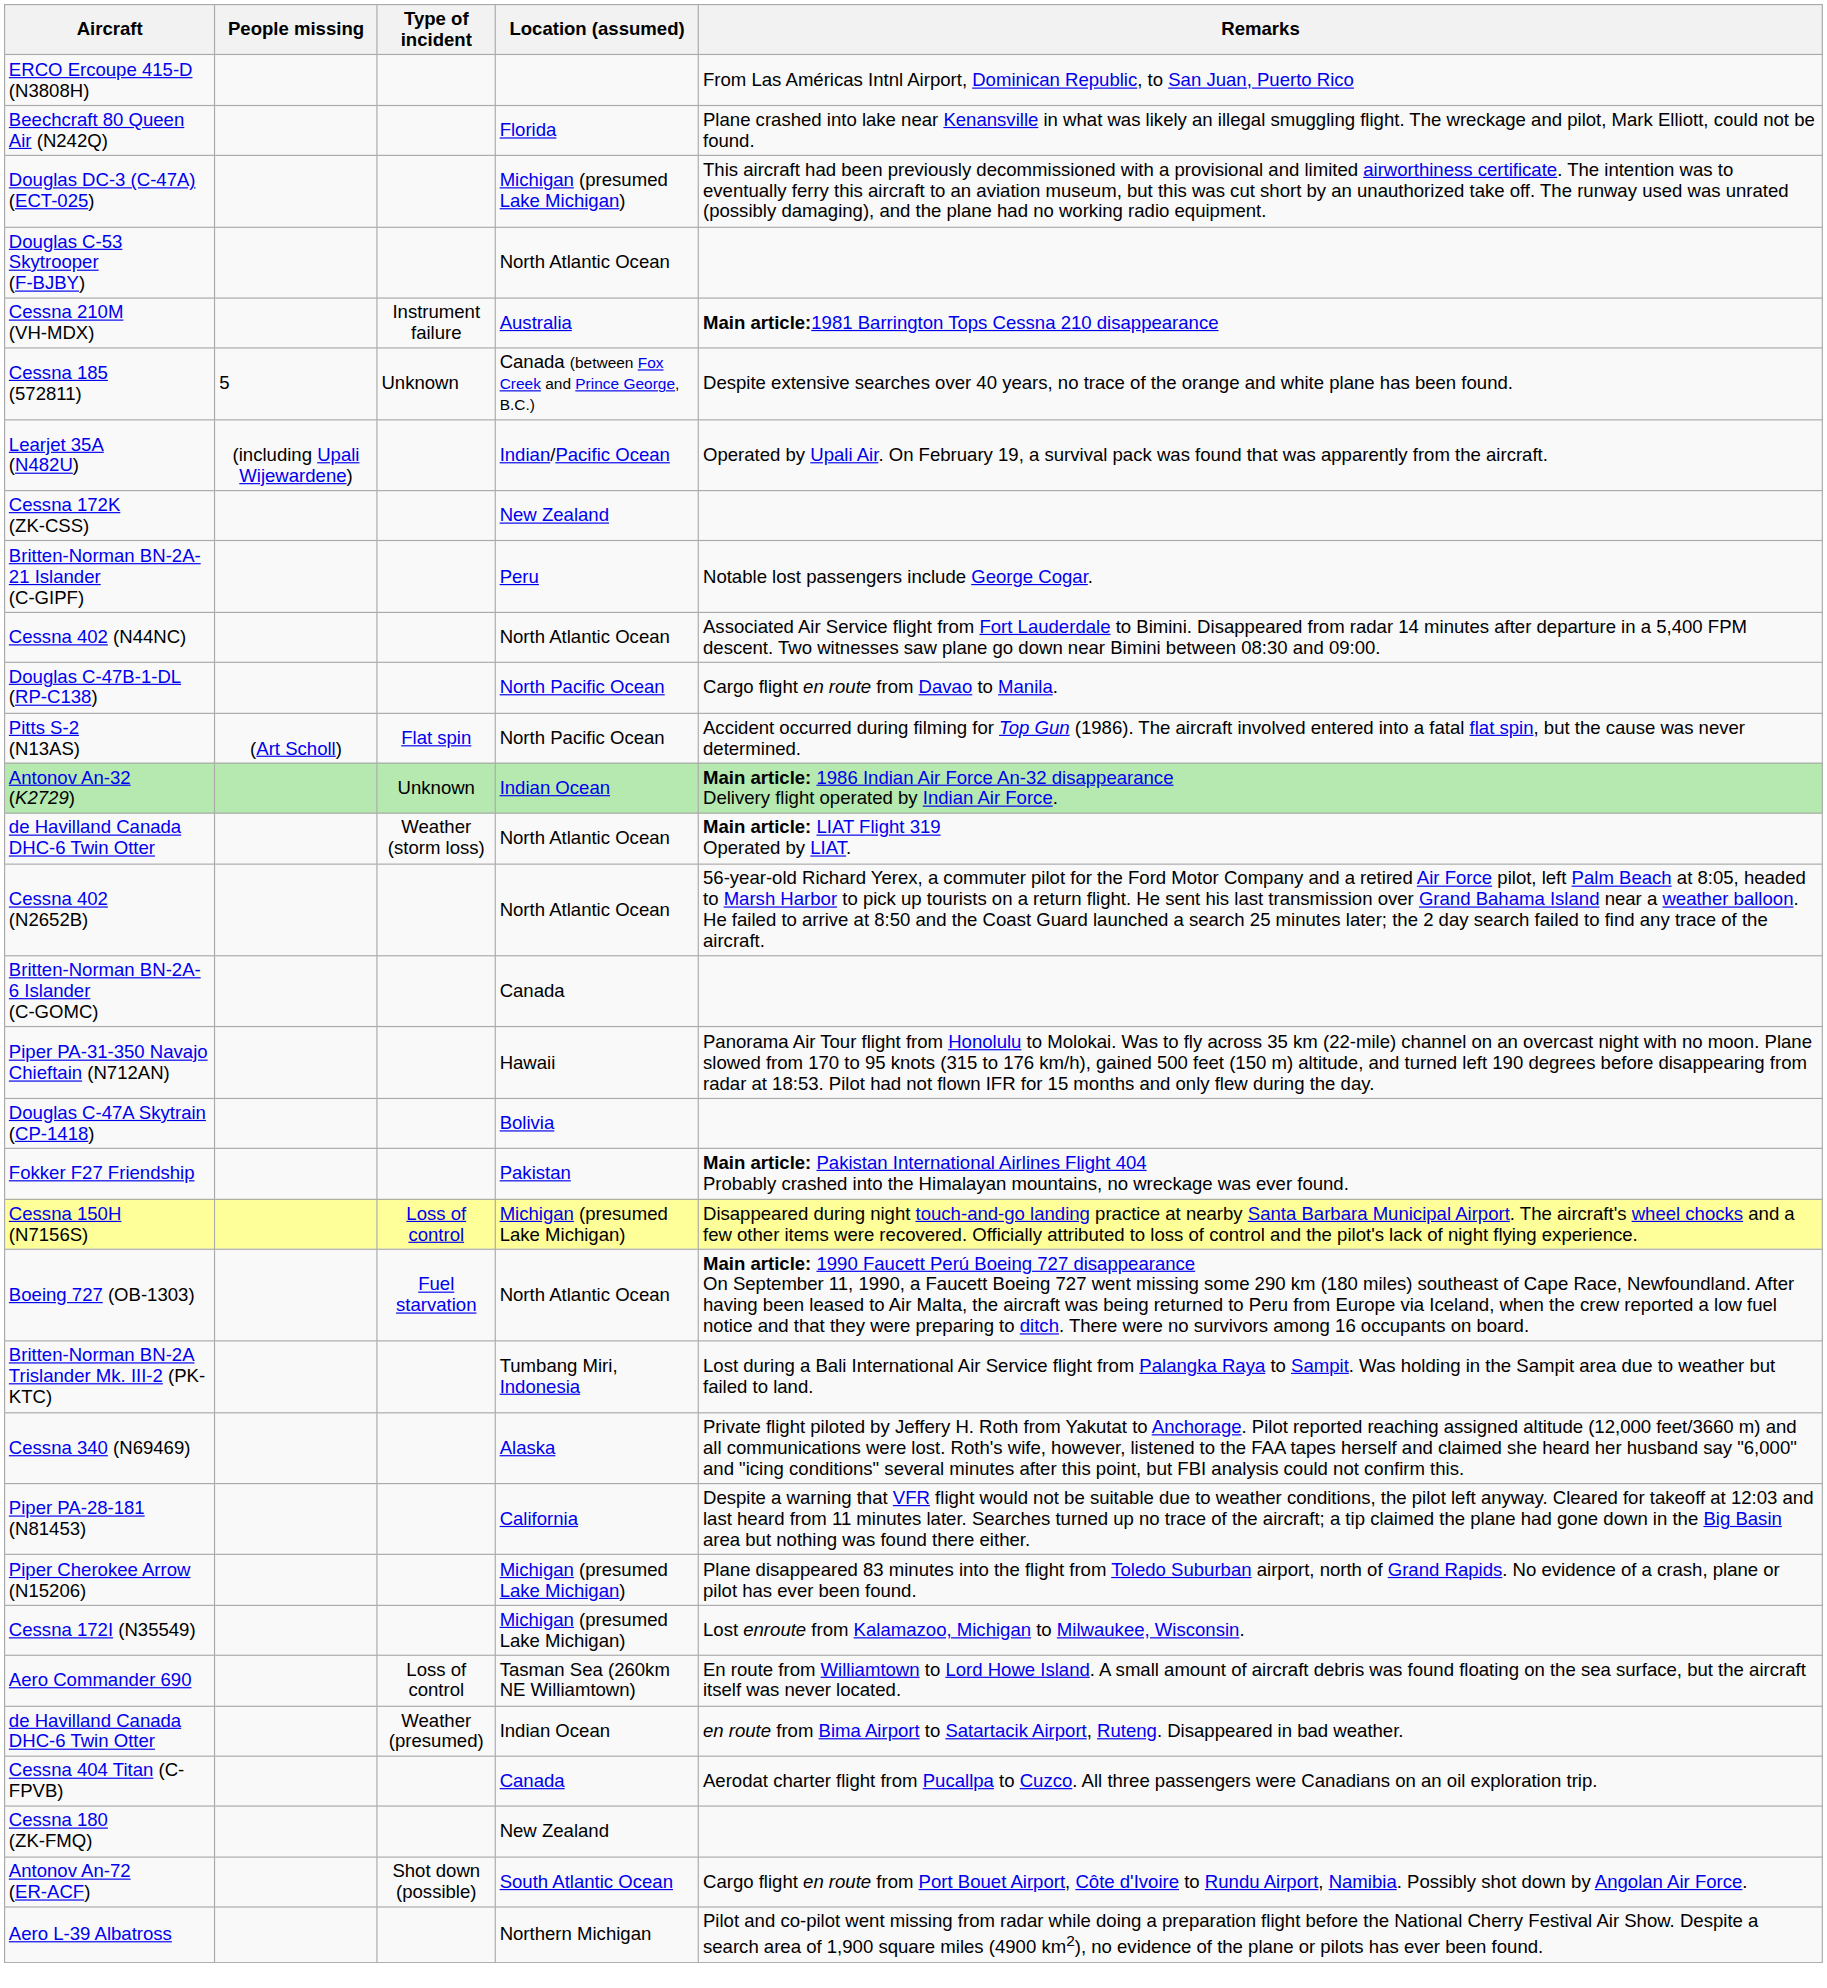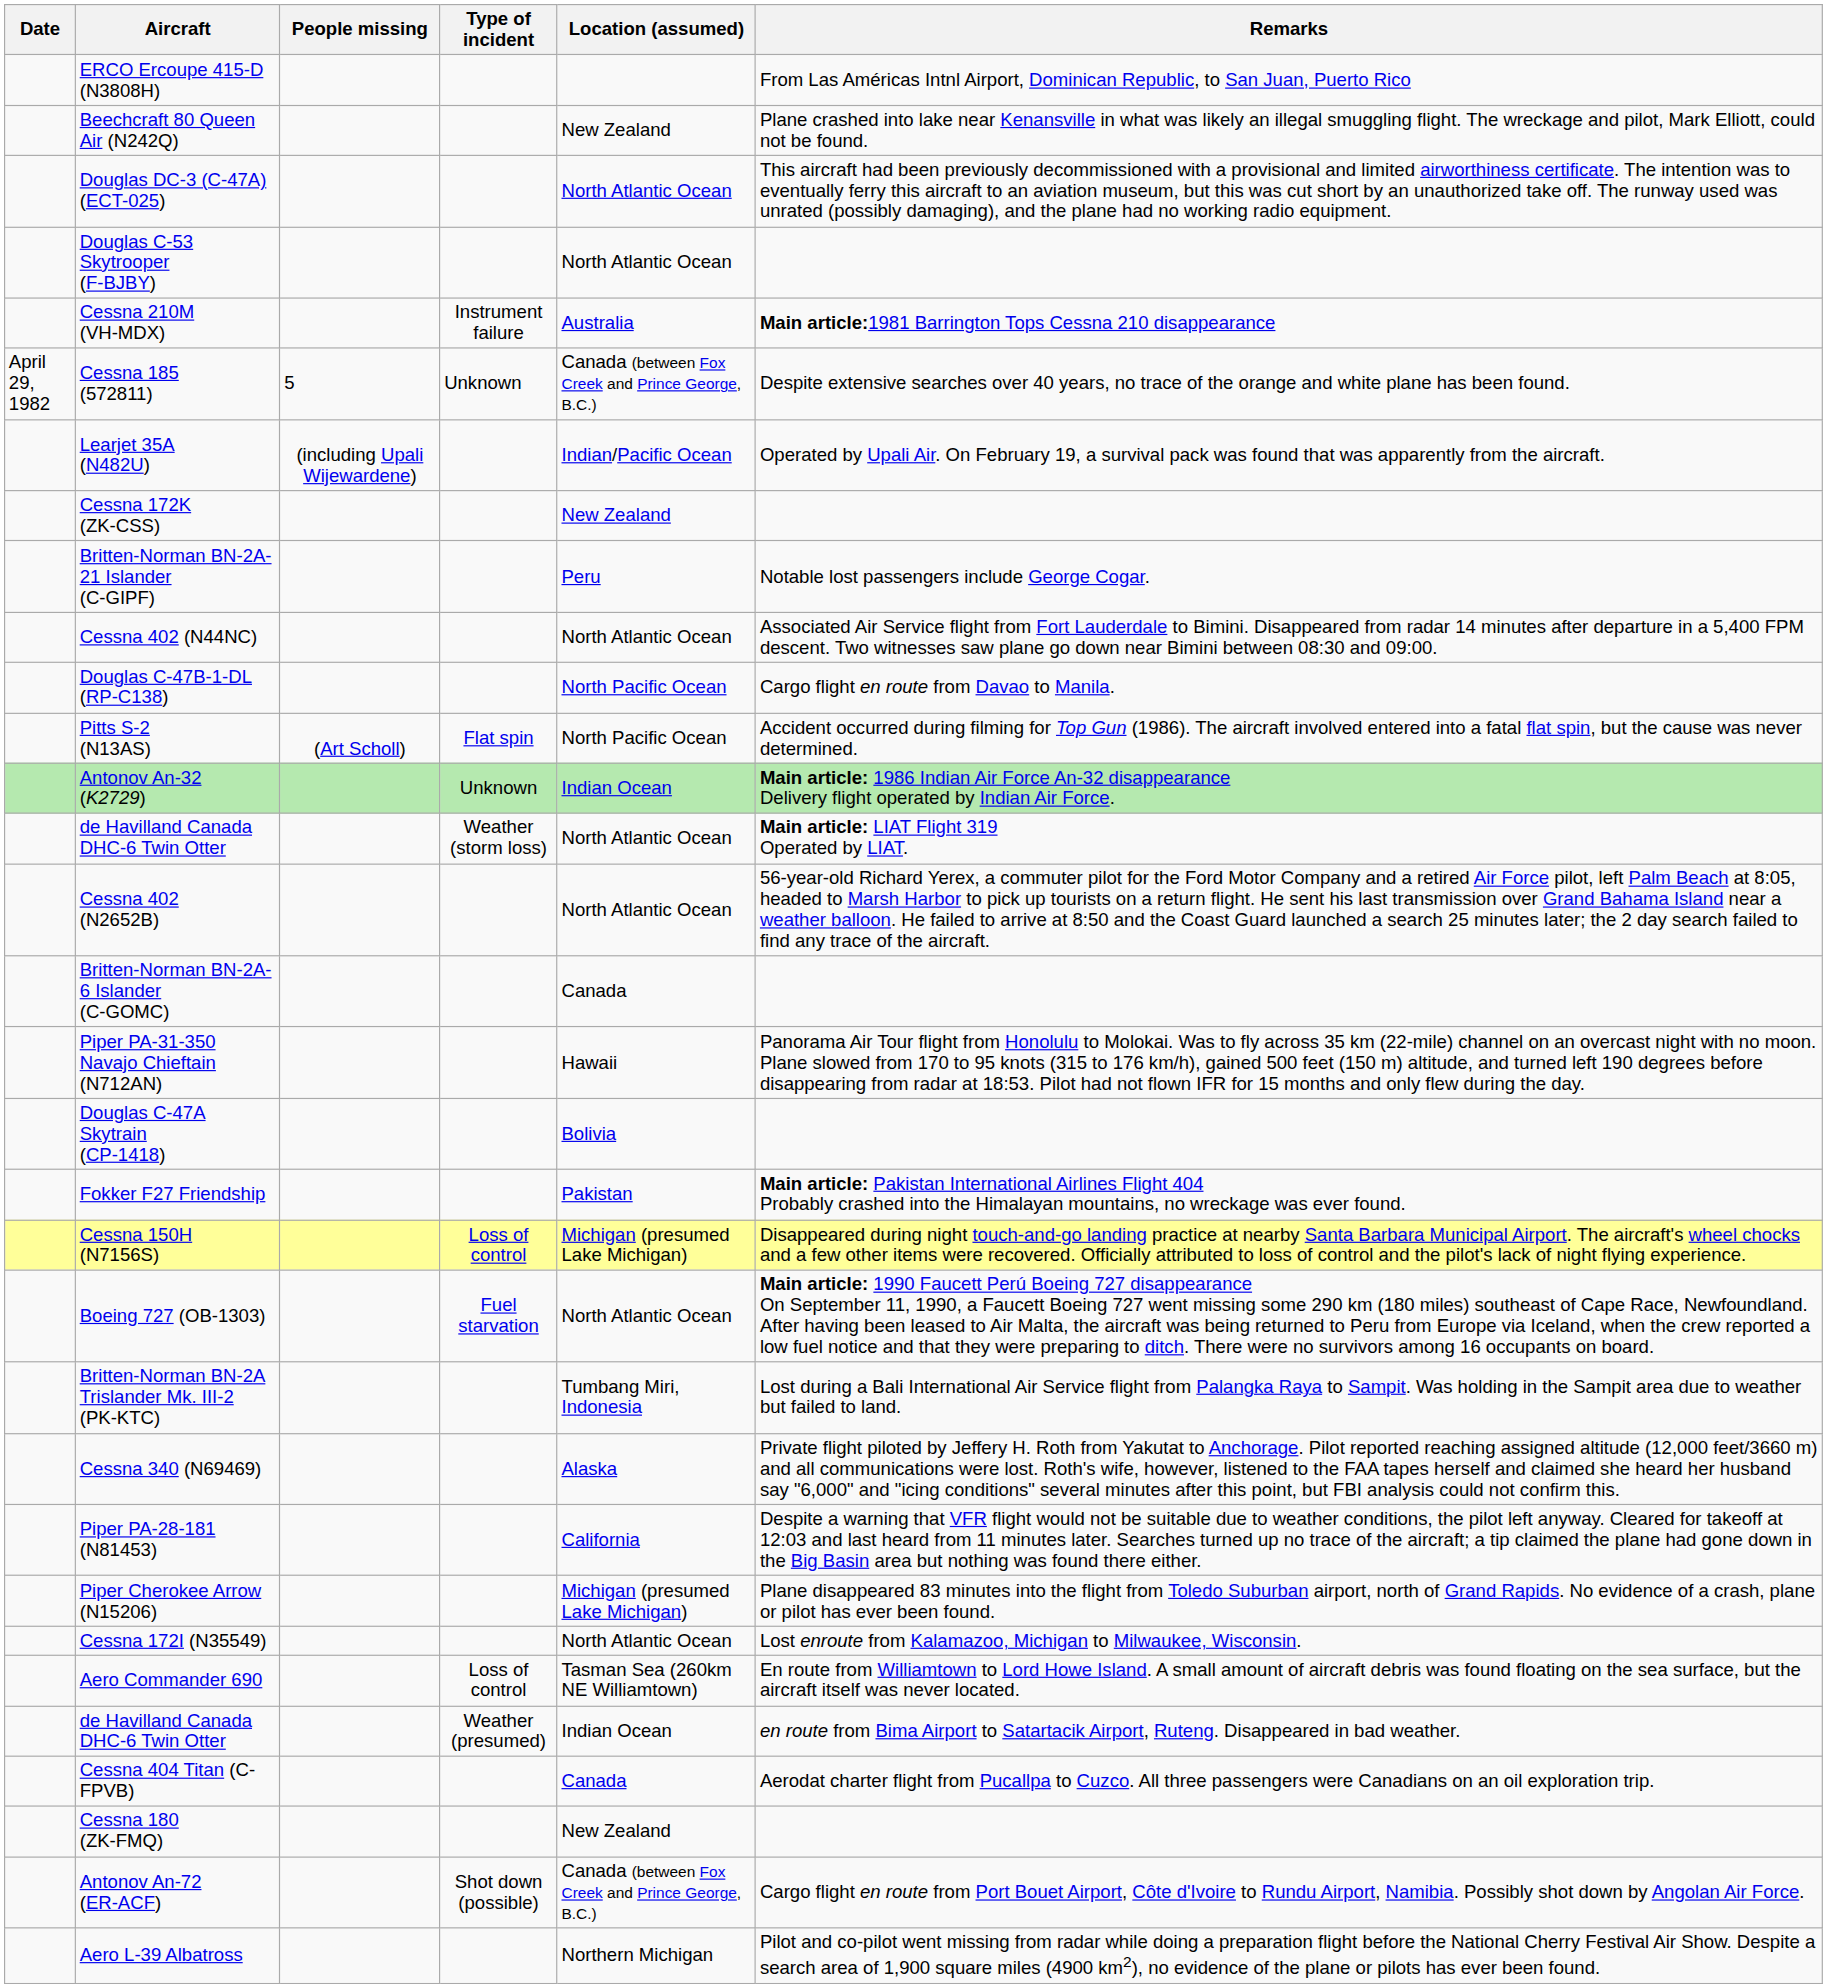+ column: (40, 29)
(528, 130) Florida -> (616, 130) New Zealand
(584, 191) Michigan (presumed Lake Michigan) -> (647, 191) North Atlantic Ocean
(584, 1630) Michigan (presumed Lake Michigan) -> (647, 1640) North Atlantic Ocean
(586, 1881) South Atlantic Ocean -> (651, 1892) Canada (between Fox Creek and Prince George, B.C.)
